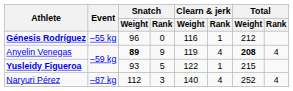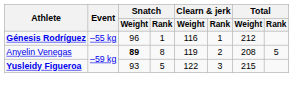(162, 39) 0 -> (162, 39) 1
(162, 52) 9 -> (162, 52) 8
(220, 52) 4 -> (220, 52) 2
(248, 52) bold -> (248, 52) normal
(276, 52) 4 -> (276, 52) 5
(220, 66) 1 -> (220, 66) 3
- row: (33, 80)
